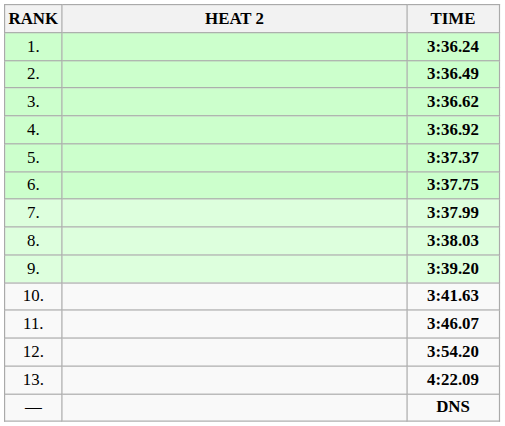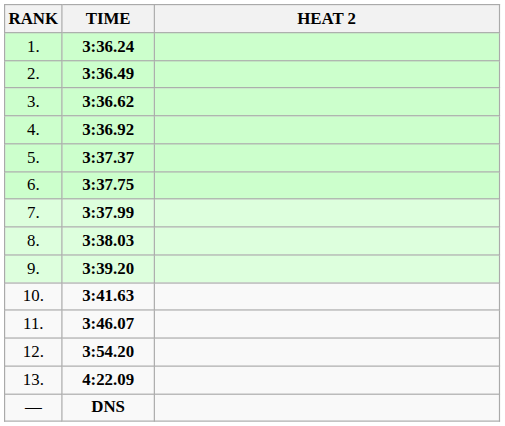columns swapped: (234, 18) <-> (453, 18)
